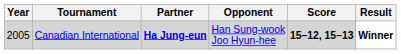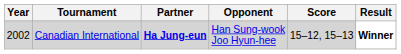(18, 35) 2005 -> (18, 35) 2002
(322, 35) bold -> (322, 35) normal
